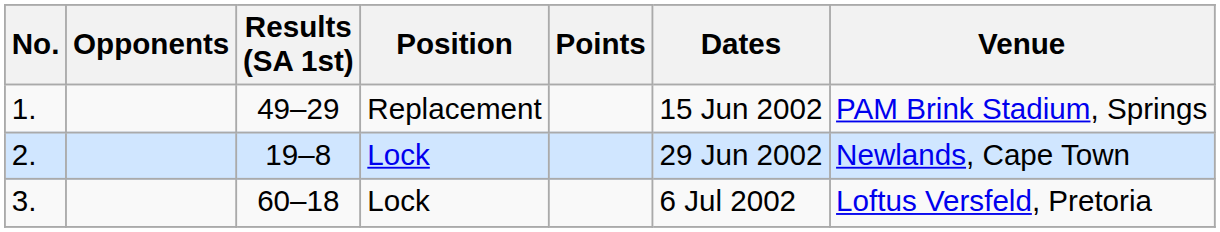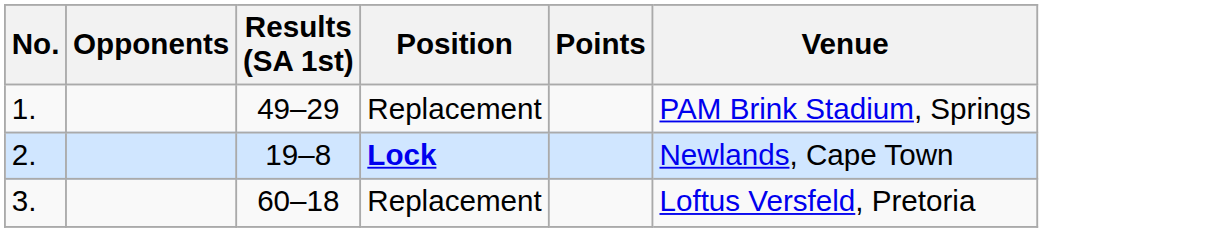- column: (741, 44)
(399, 155) normal -> (402, 155) bold
(399, 202) Lock -> (455, 202) Replacement
